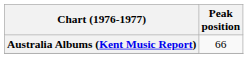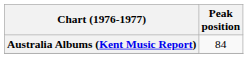(221, 44) 66 -> (221, 44) 84
